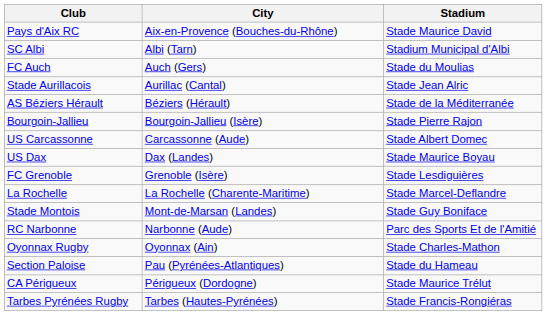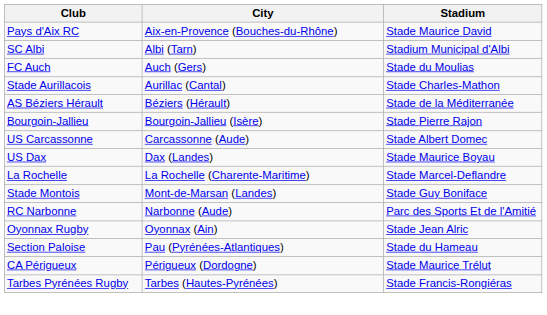(427, 85) Stade Jean Alric -> (443, 85) Stade Charles-Mathon
- row: (39, 175)
(443, 247) Stade Charles-Mathon -> (427, 229) Stade Jean Alric
